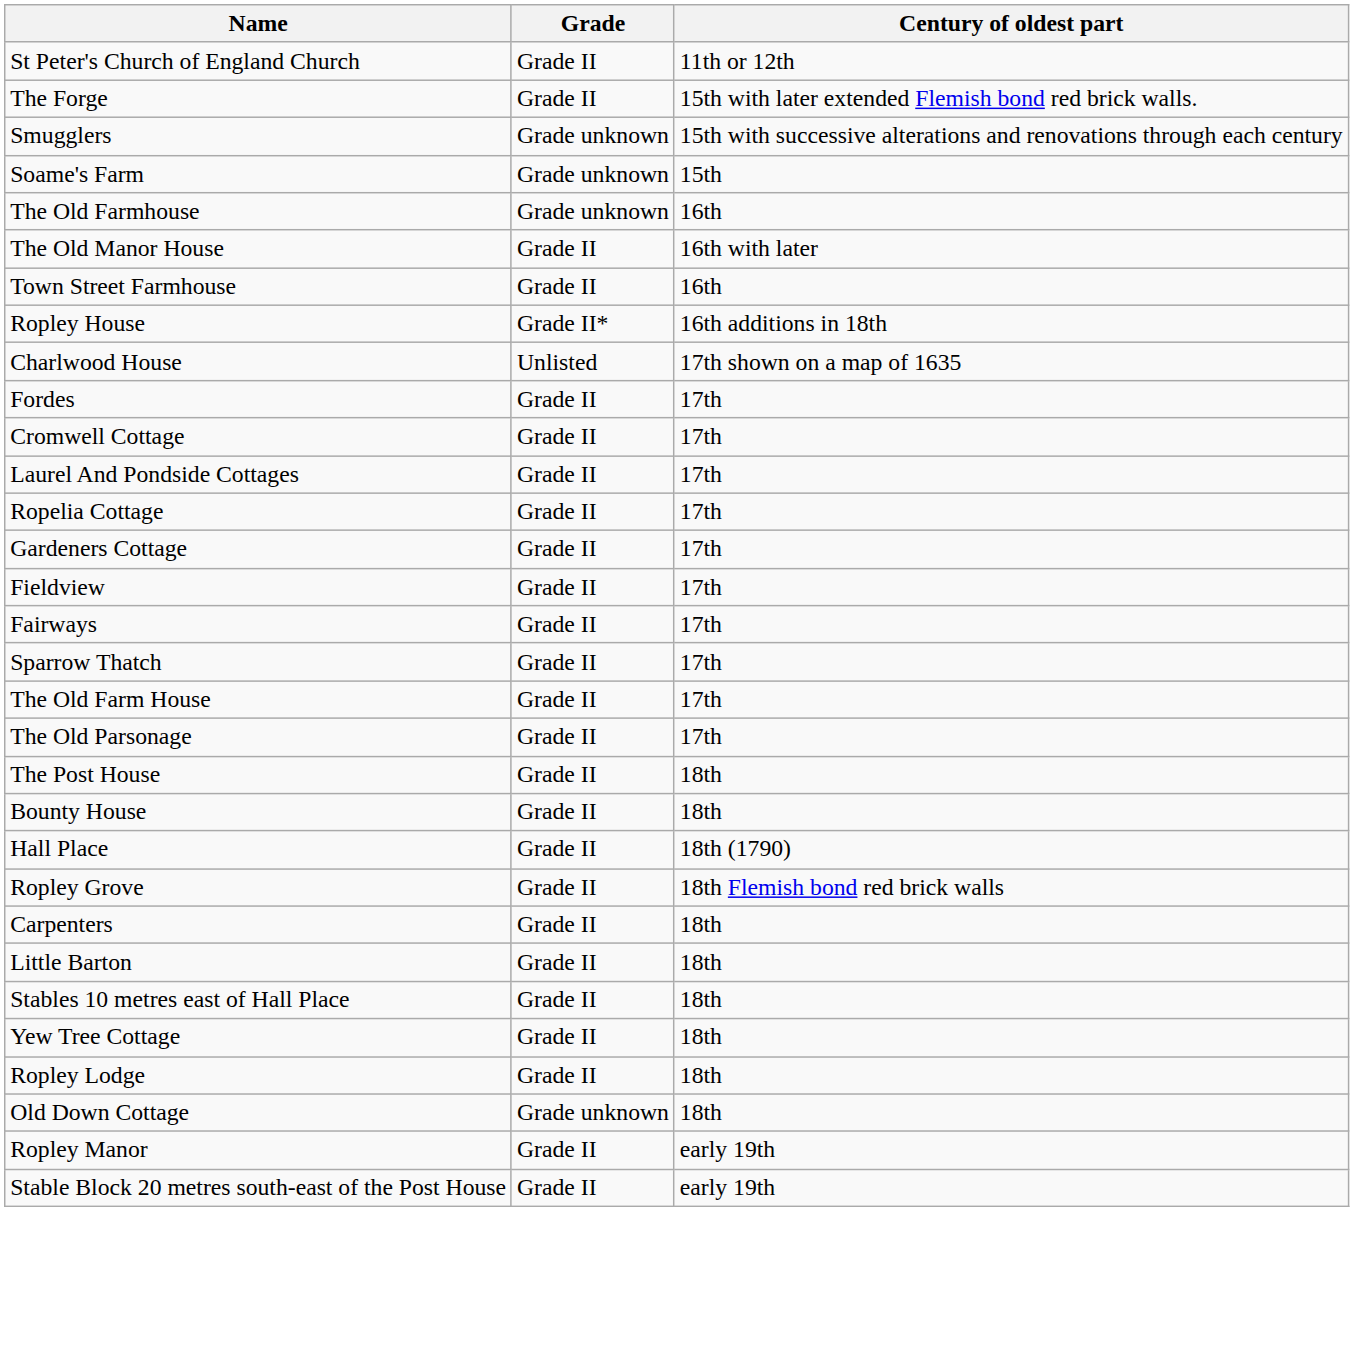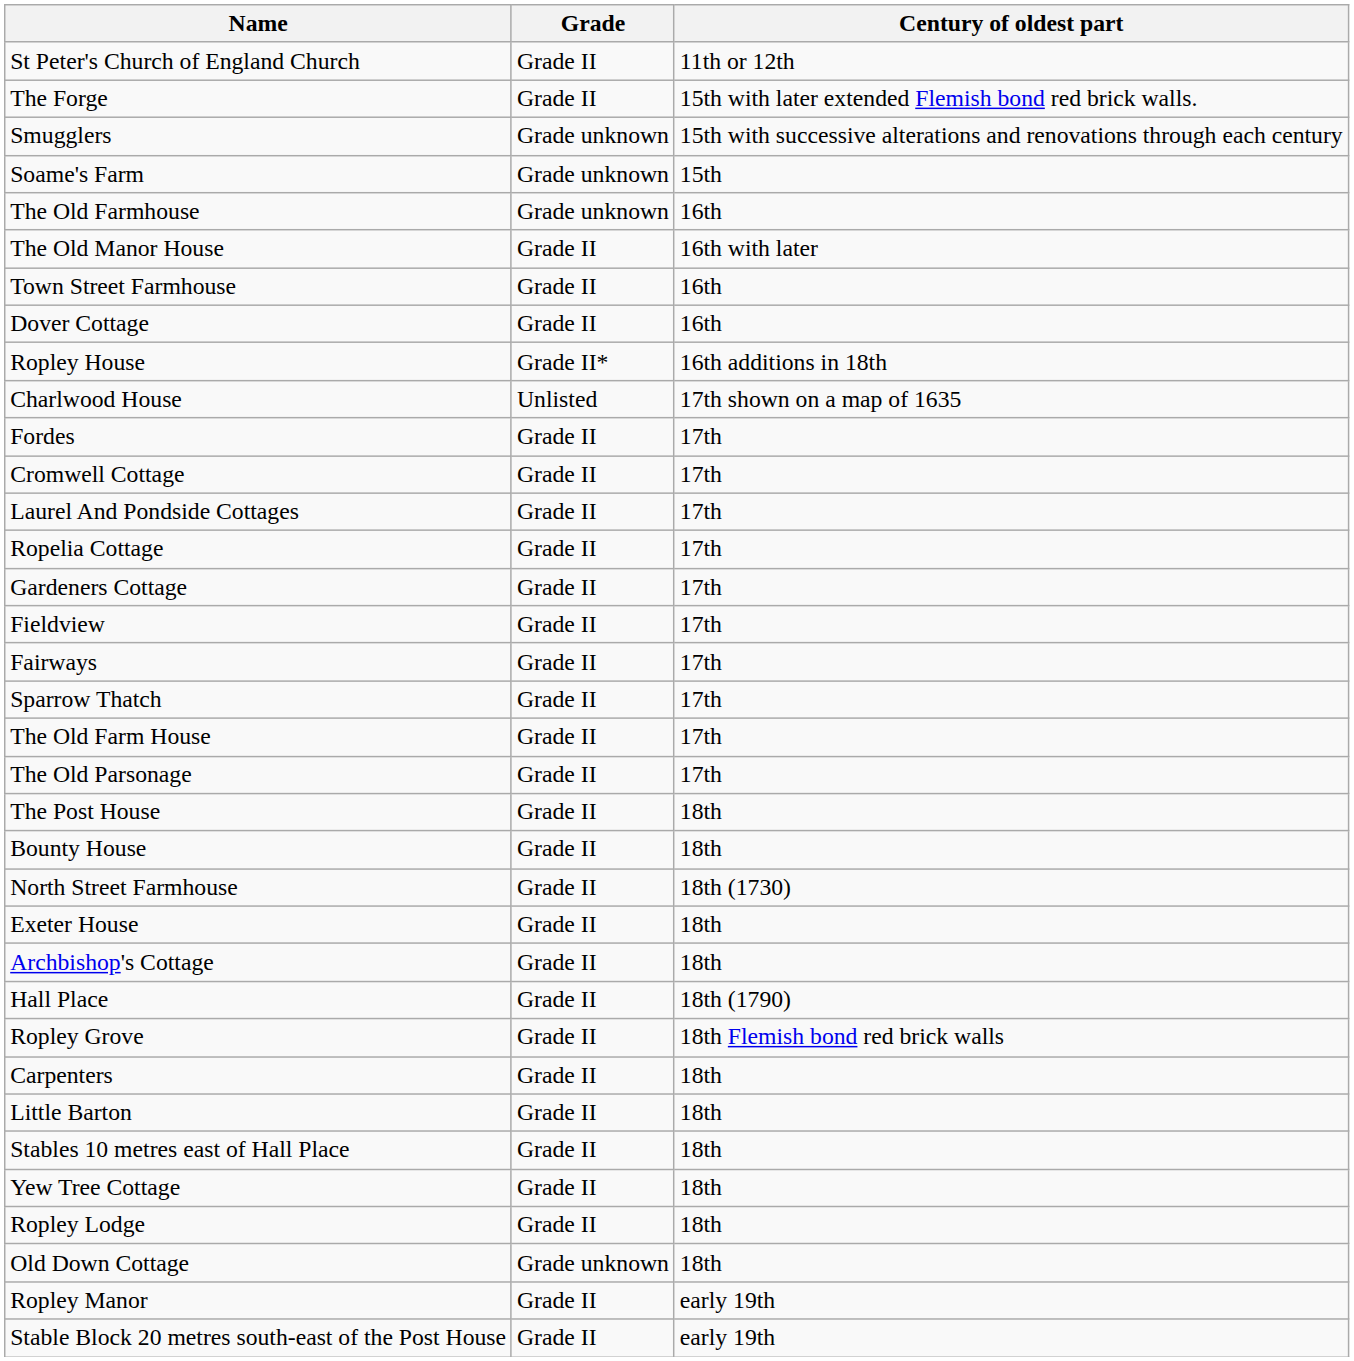+ row: (80, 323)
+ row: (124, 887)
+ row: (74, 924)
+ row: (112, 962)
